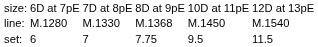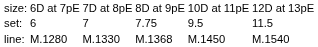rows swapped: (13, 39) <-> (14, 23)
